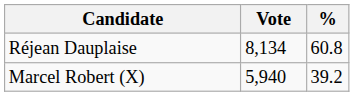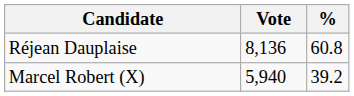(266, 47) 8,134 -> (266, 47) 8,136
